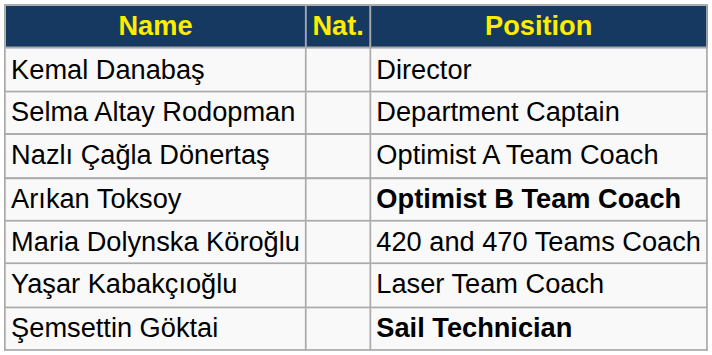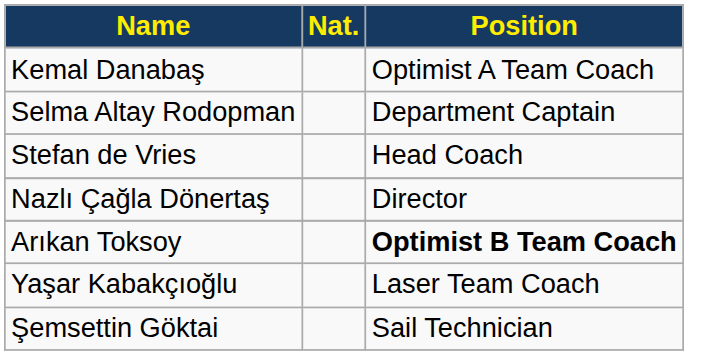(424, 69) Director -> (513, 69) Optimist A Team Coach
+ row: (104, 155)
(517, 155) Optimist A Team Coach -> (419, 198) Director
- row: (155, 241)
(474, 328) bold -> (462, 328) normal
